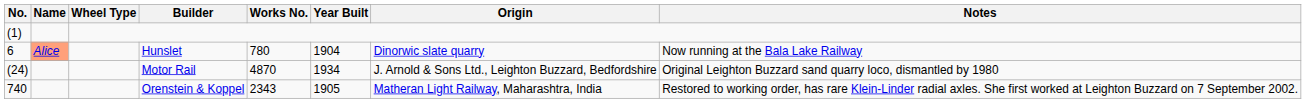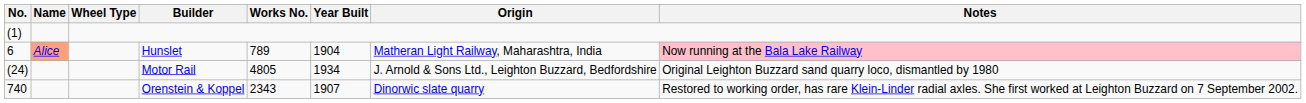(260, 51) 780 -> (260, 51) 789
(429, 51) Dinorwic slate quarry -> (488, 51) Matheran Light Railway, Maharashtra, India
(762, 51) no background -> (762, 51) pink background
(263, 70) 4870 -> (263, 70) 4805
(327, 88) 1905 -> (327, 88) 1907
(488, 88) Matheran Light Railway, Maharashtra, India -> (429, 88) Dinorwic slate quarry
